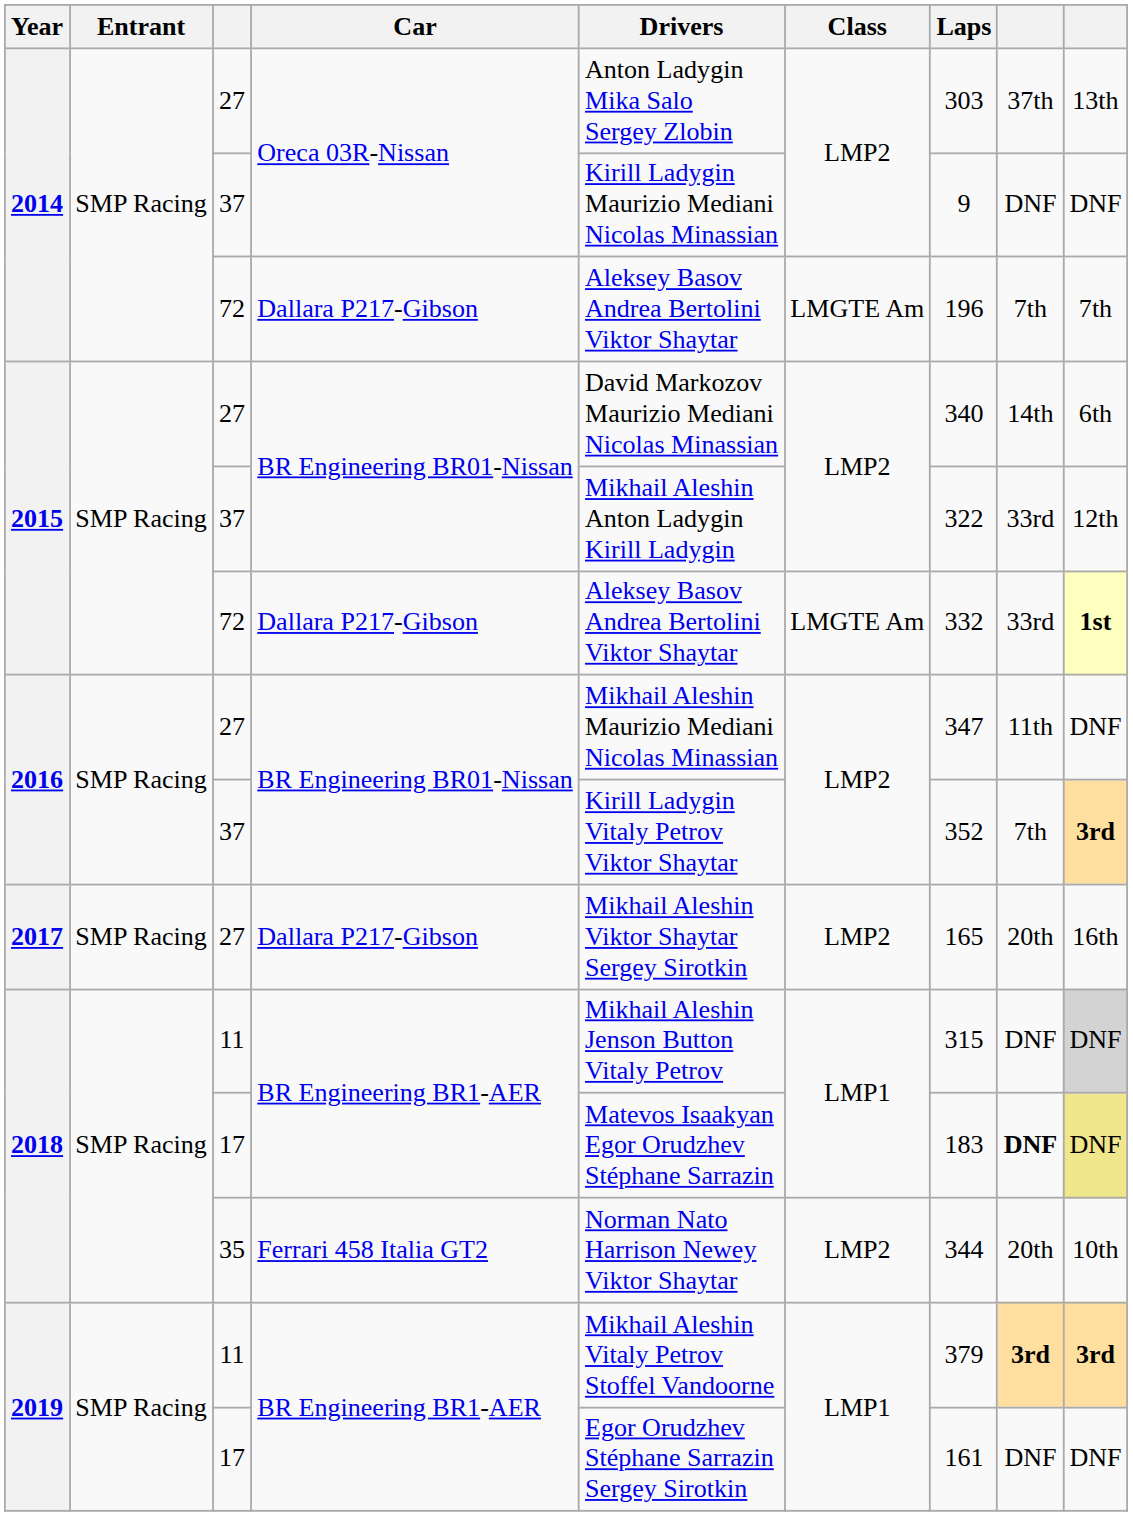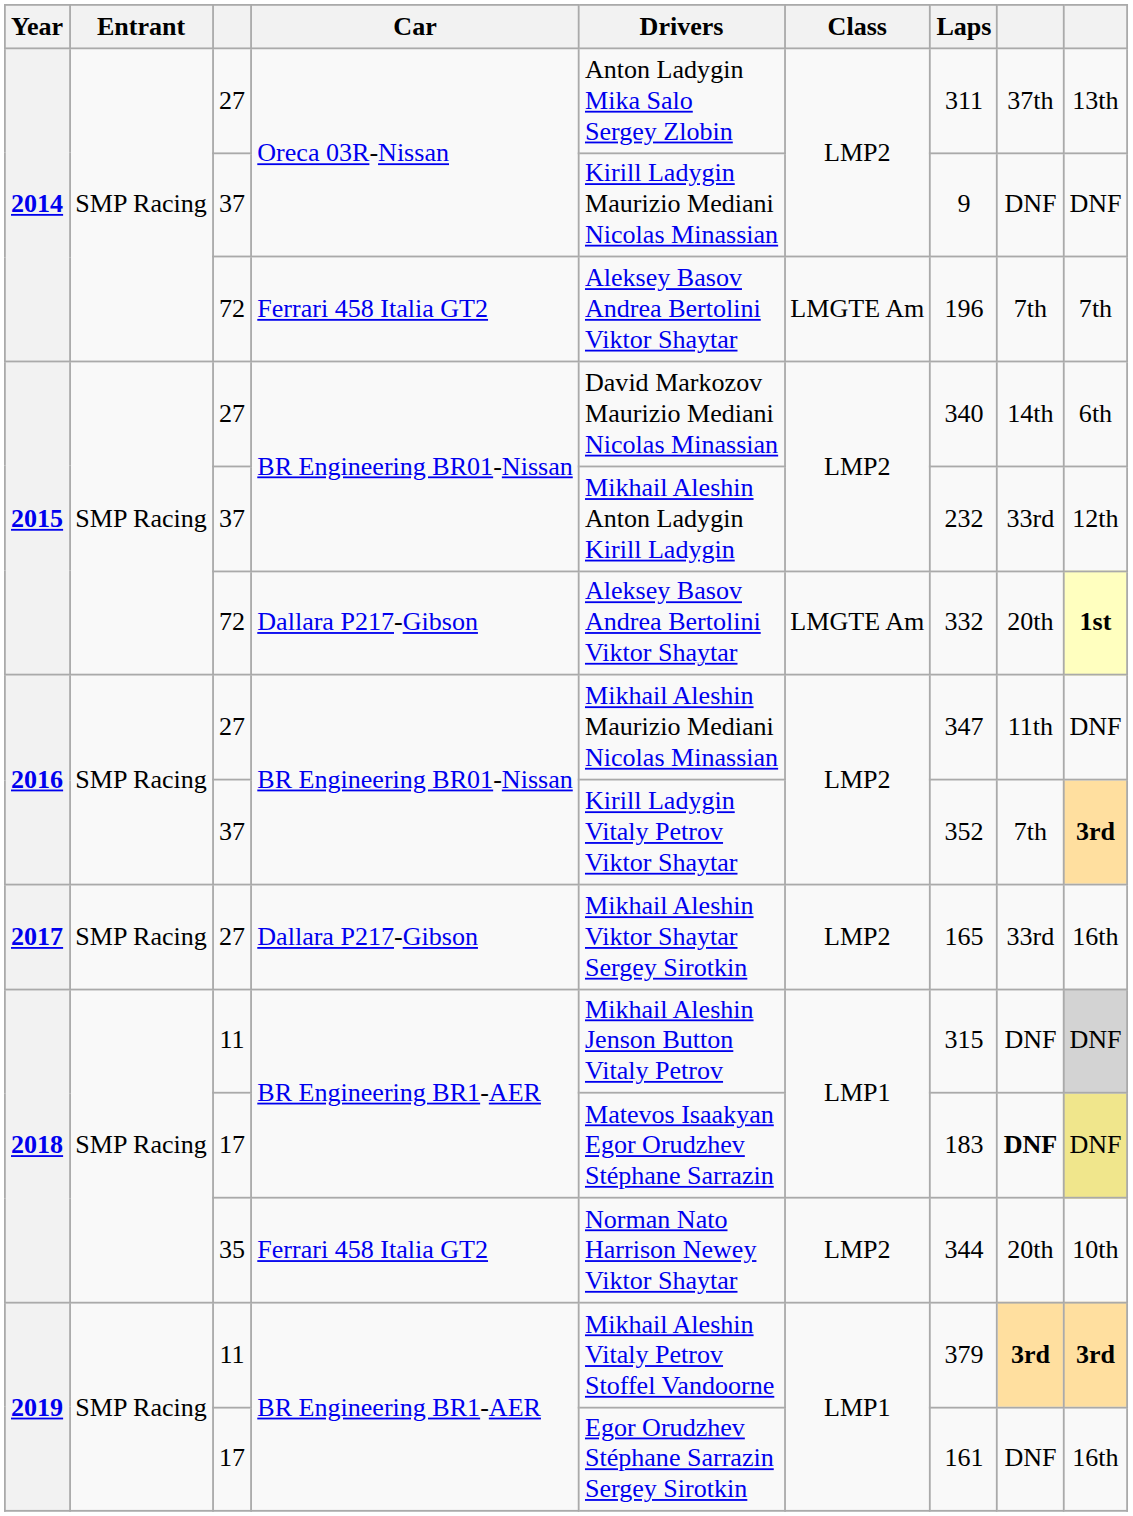(964, 100) 303 -> (964, 100) 311
(368, 309) Dallara P217-Gibson -> (373, 309) Ferrari 458 Italia GT2
(964, 518) 322 -> (964, 518) 232
(1030, 622) 33rd -> (1030, 622) 20th
(1030, 936) 20th -> (1030, 936) 33rd
(1096, 1458) DNF -> (1095, 1458) 16th
